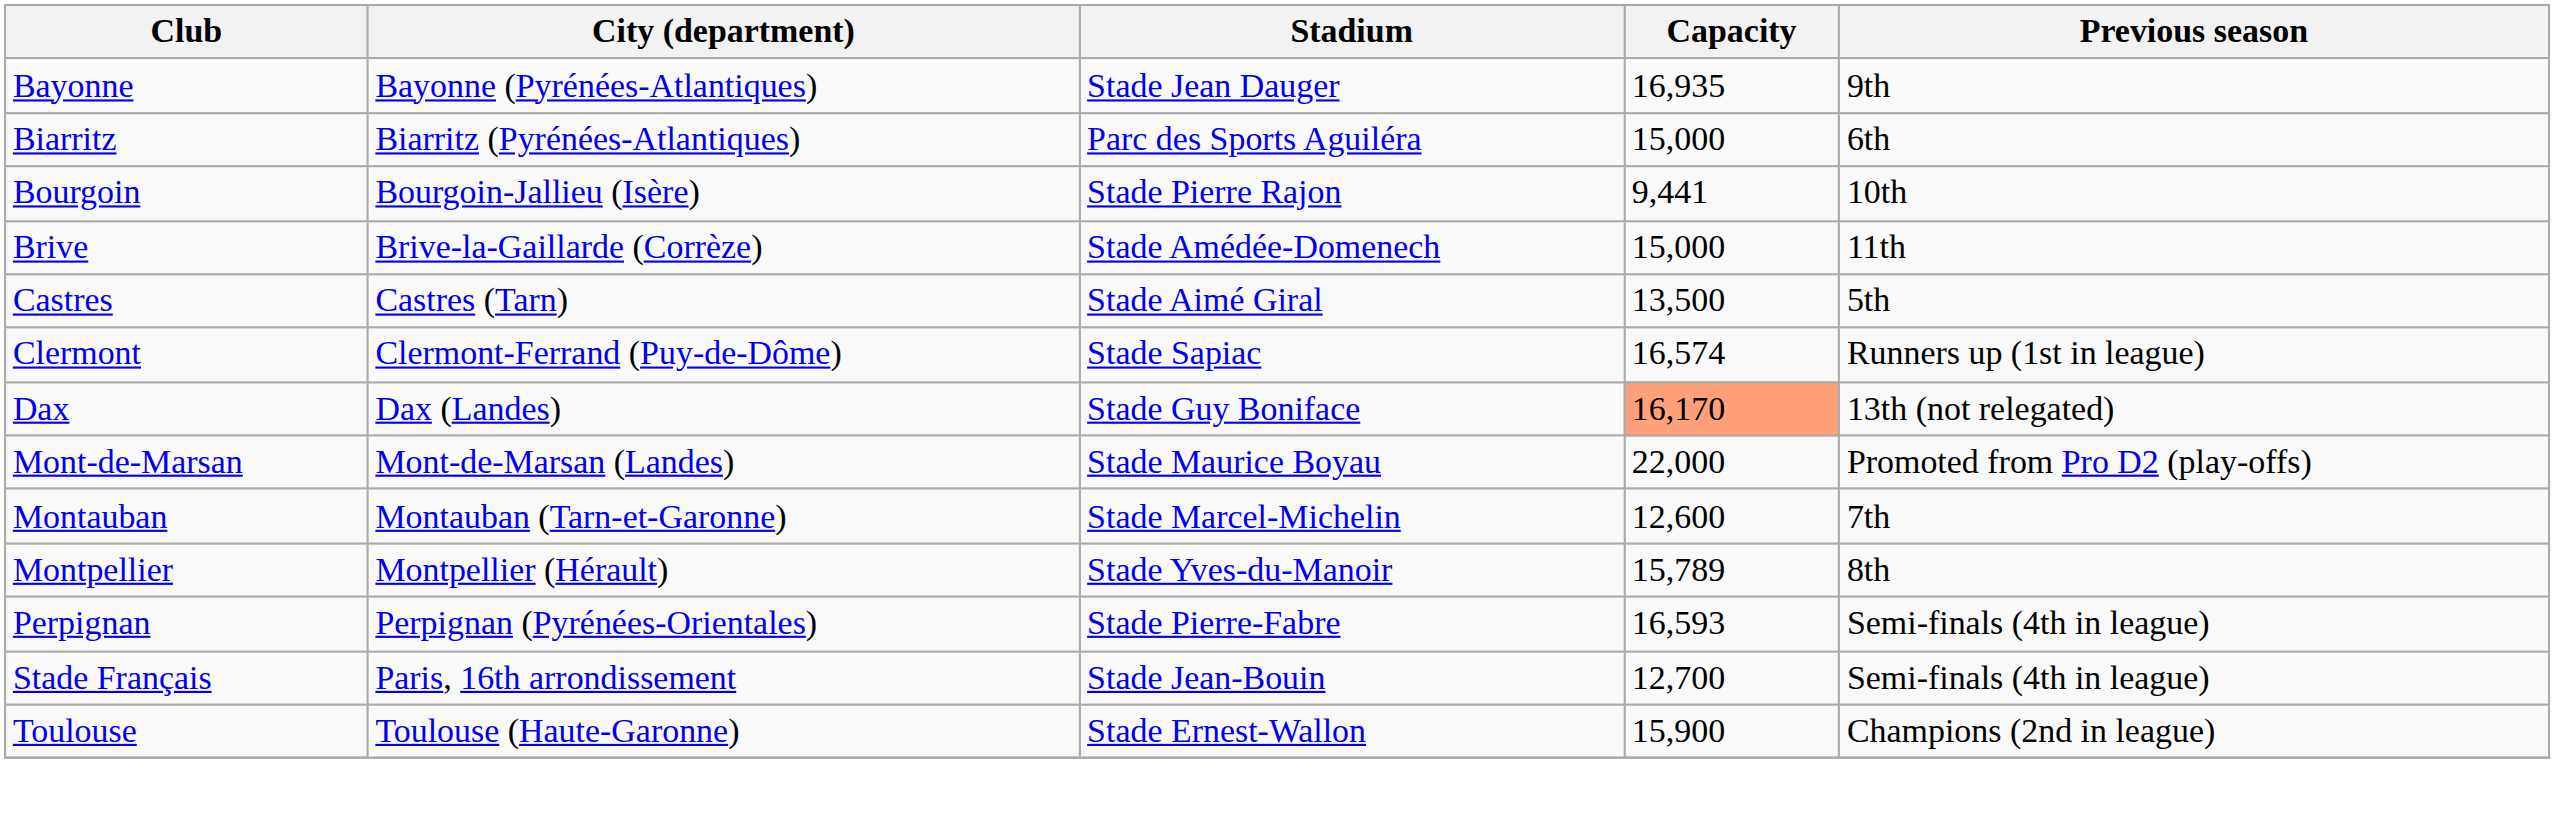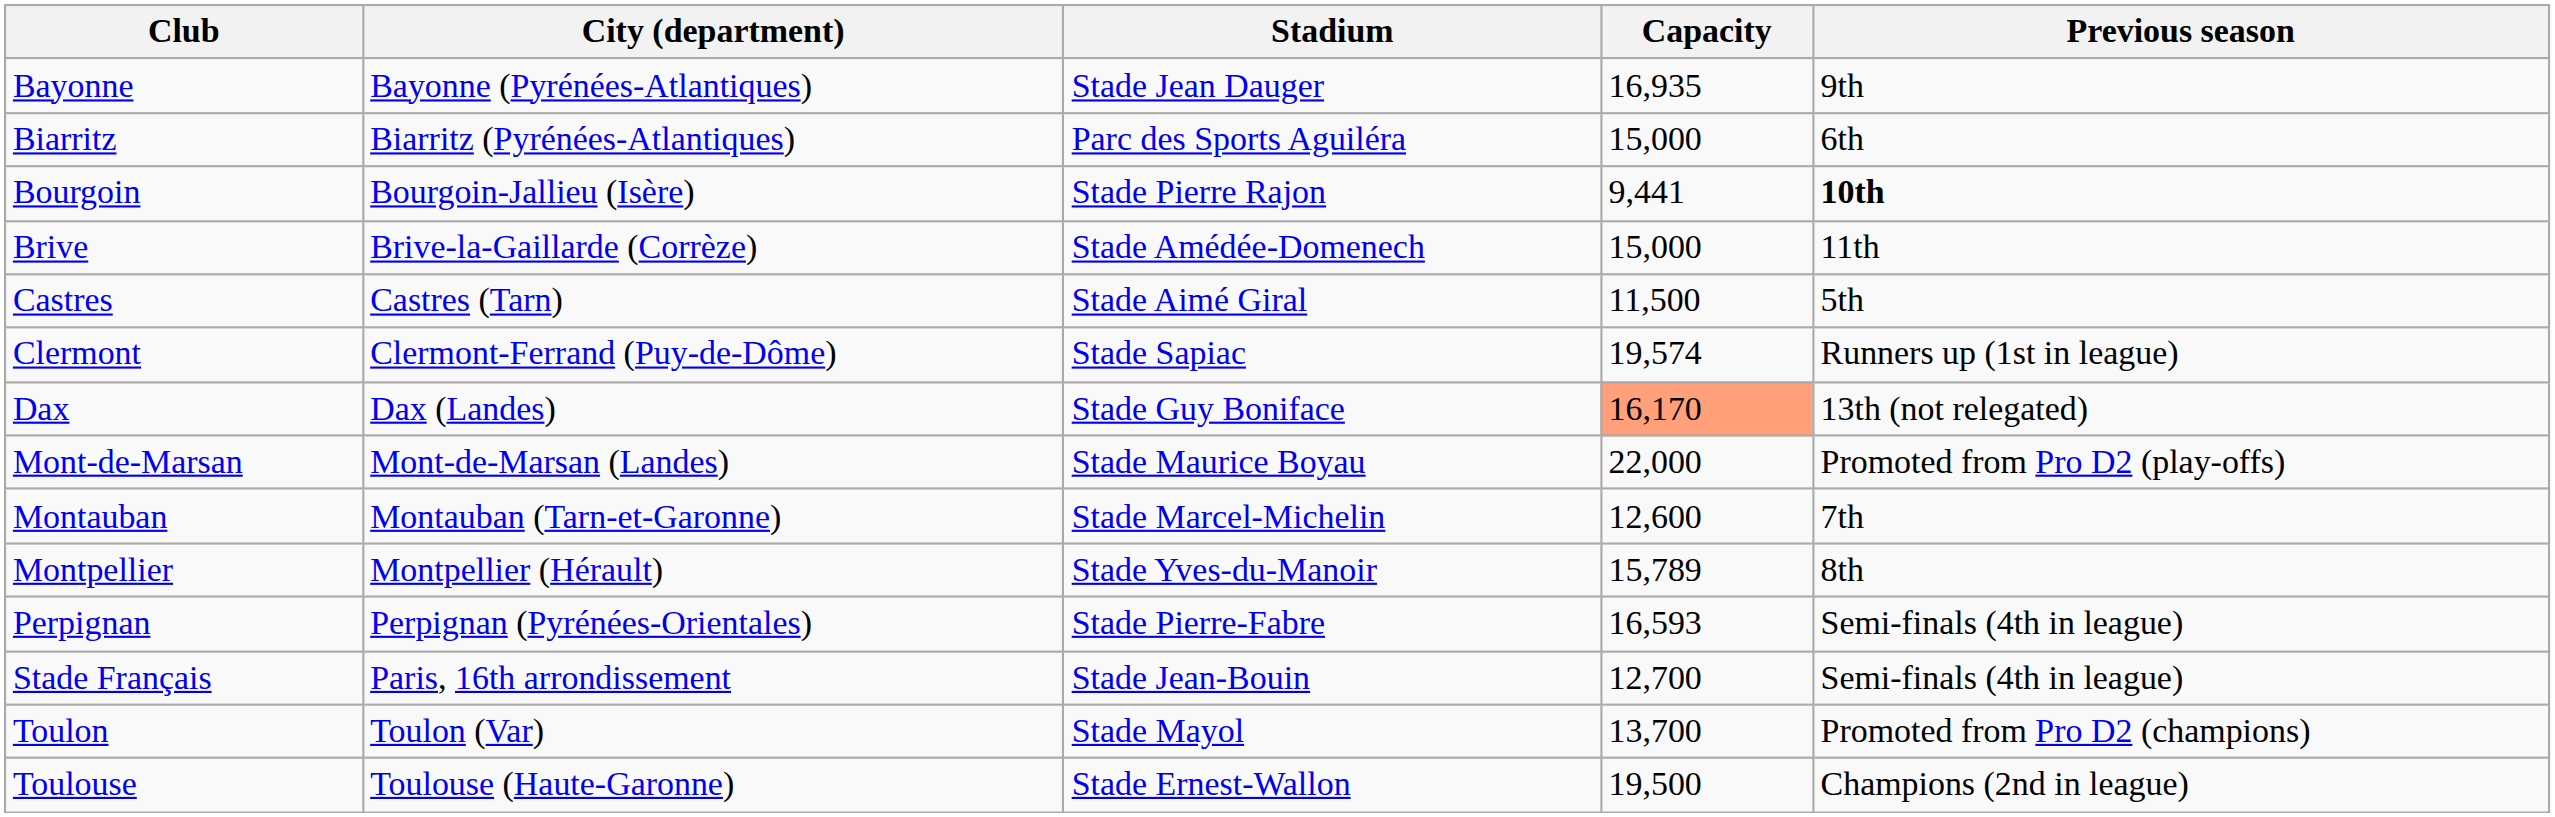(1877, 192) normal -> (1853, 192) bold
(1678, 300) 13,500 -> (1655, 300) 11,500
(1678, 354) 16,574 -> (1655, 354) 19,574
+ row: (61, 730)
(1678, 730) 15,900 -> (1655, 784) 19,500
